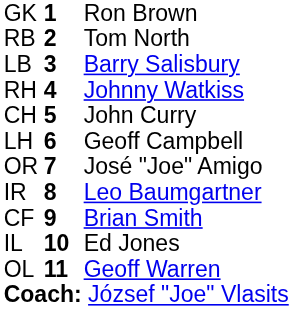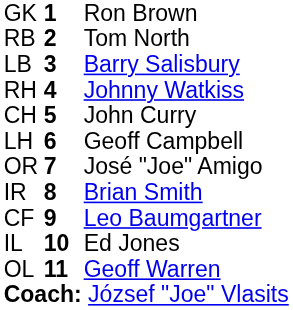(173, 192) Leo Baumgartner -> (143, 192) Brian Smith
(143, 218) Brian Smith -> (173, 218) Leo Baumgartner
